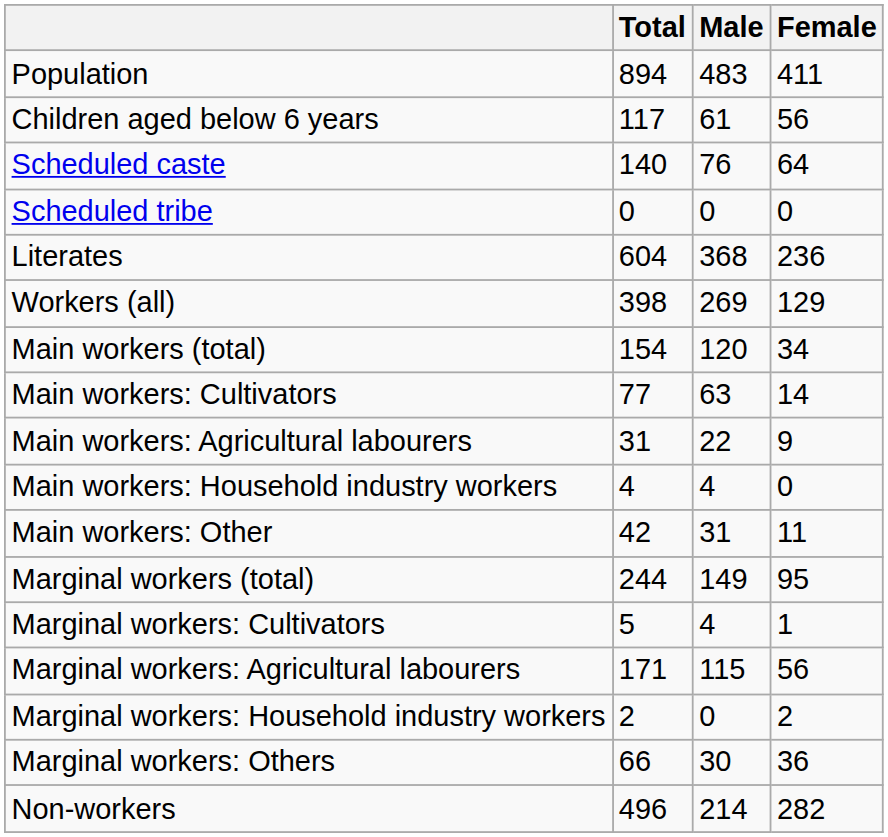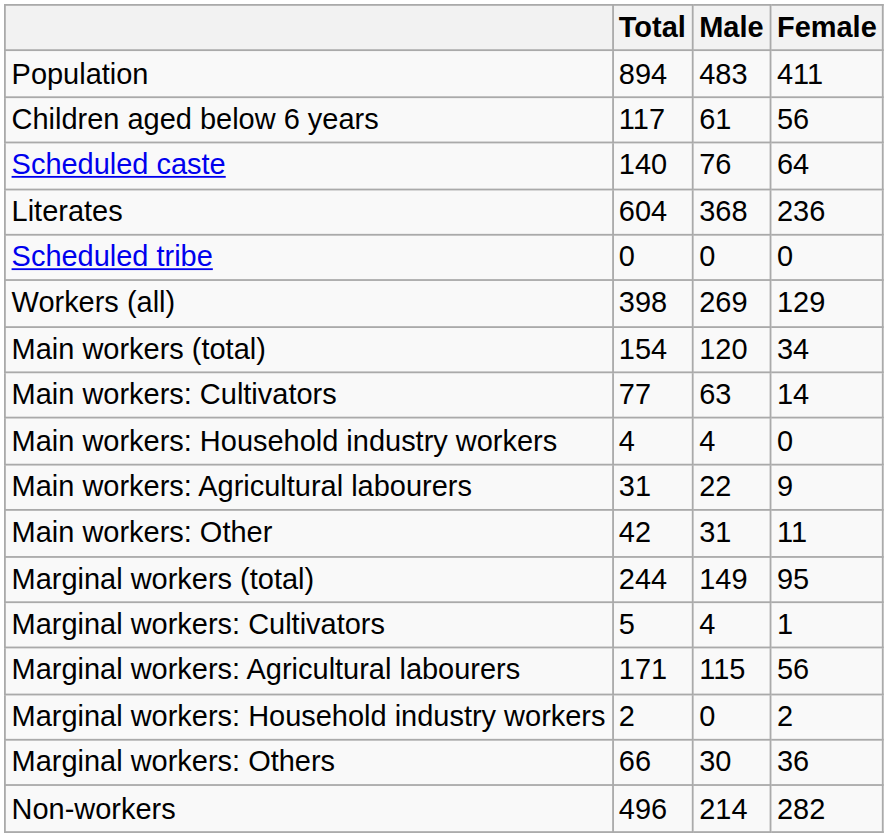rows swapped: (112, 211) <-> (67, 257)
rows swapped: (242, 440) <-> (284, 486)
